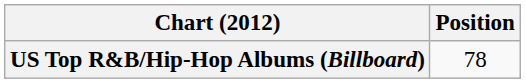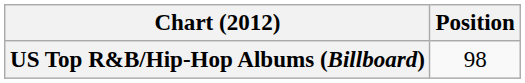(475, 59) 78 -> (475, 59) 98
